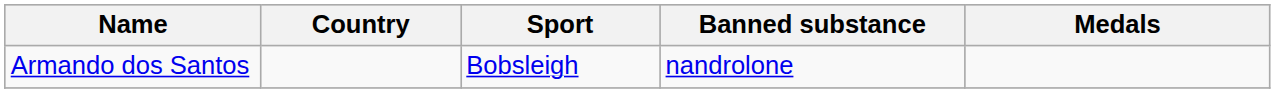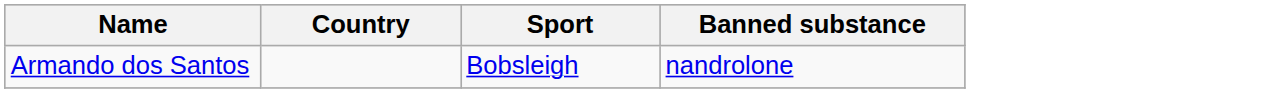- column: (1117, 24)
